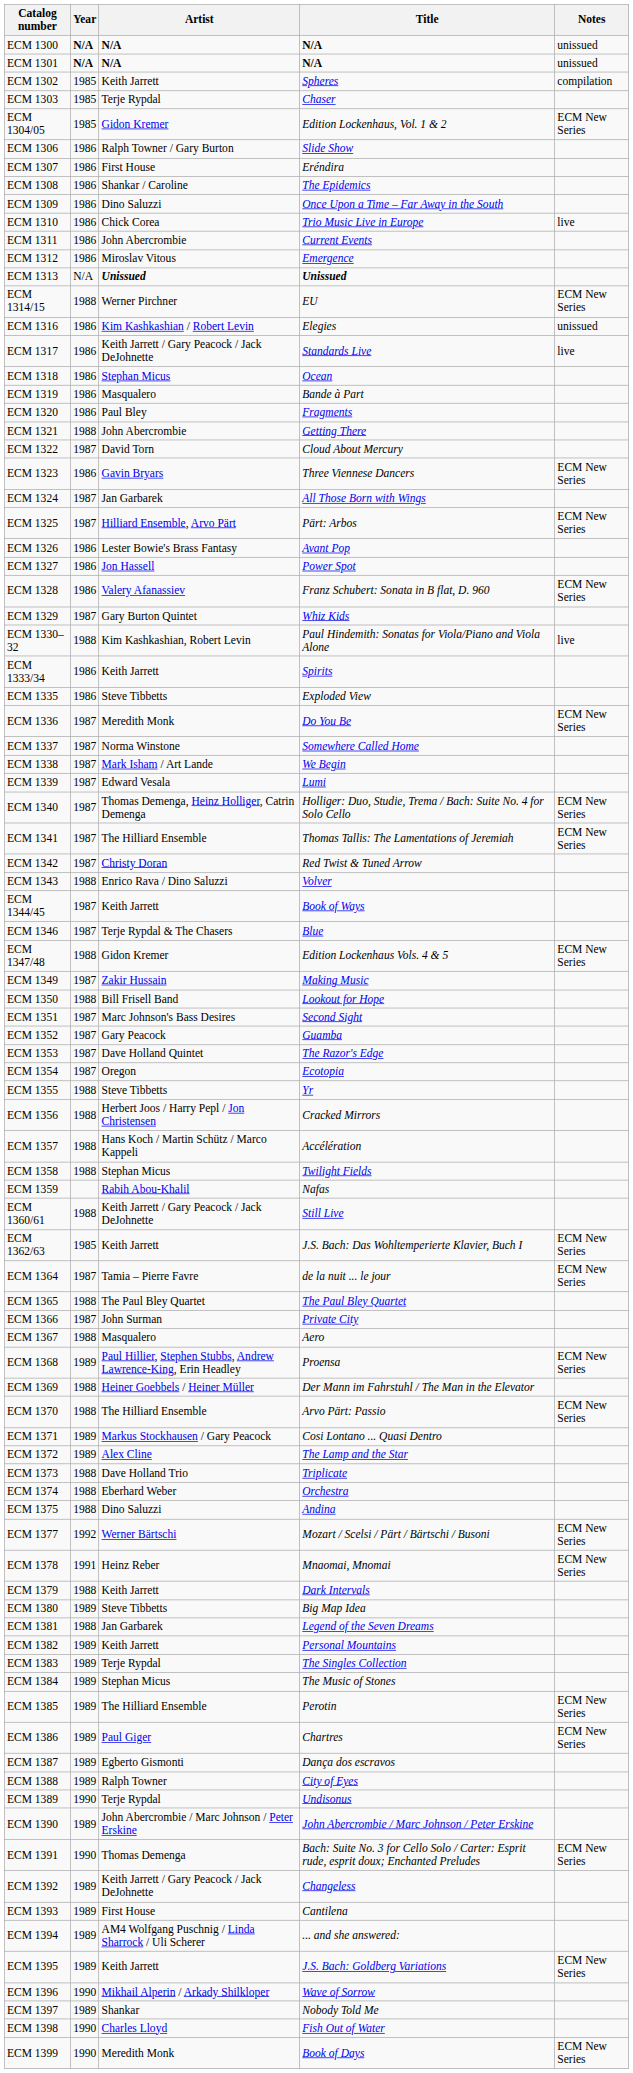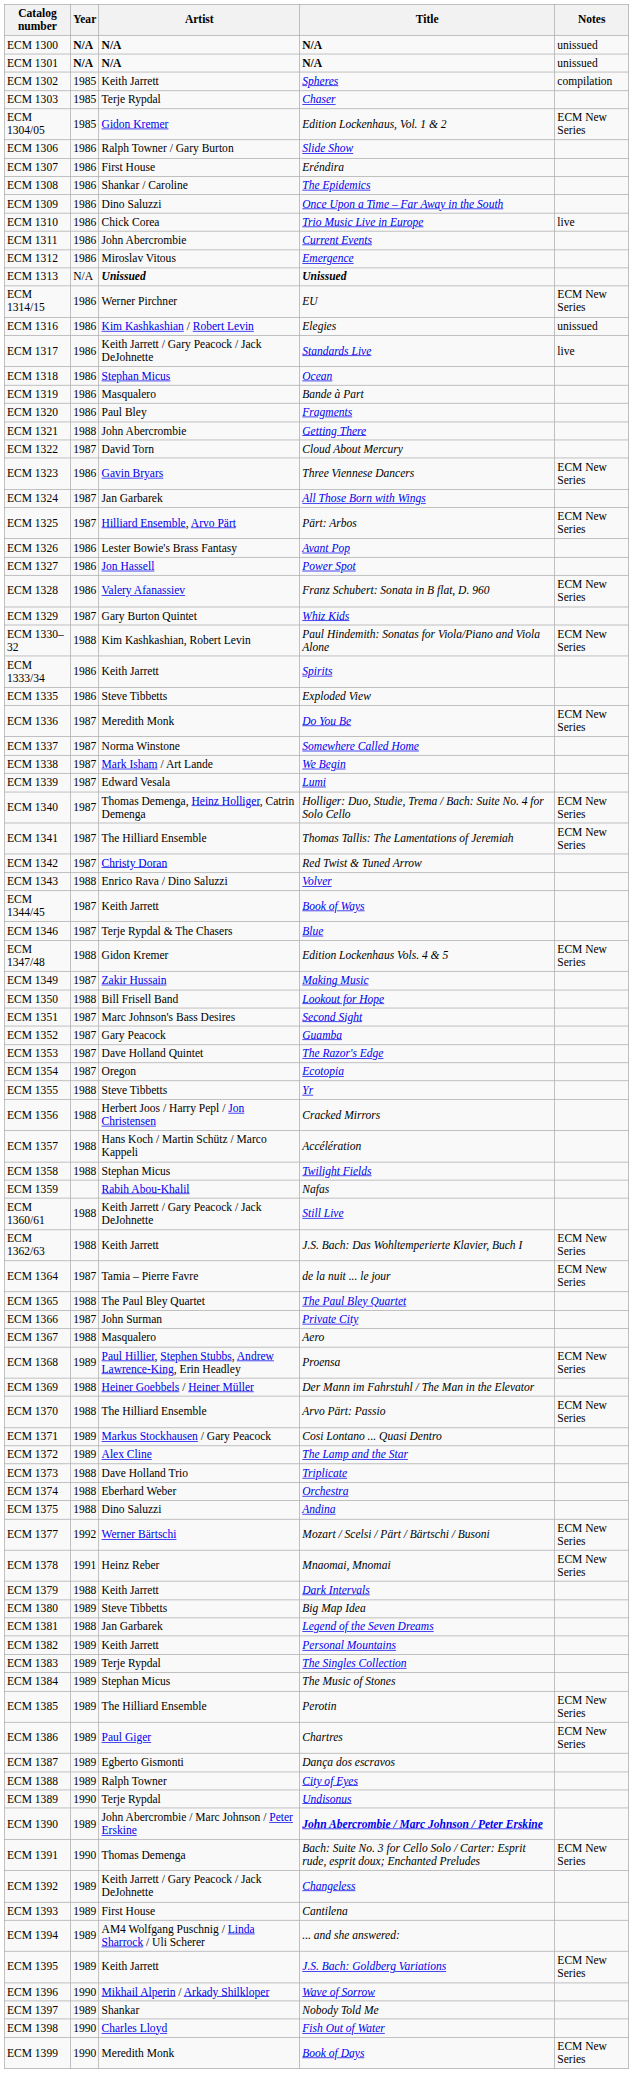(85, 301) 1988 -> (85, 301) 1986
(566, 640) live -> (582, 640) ECM New Series
(85, 1245) 1985 -> (85, 1245) 1988
(418, 1823) normal -> (423, 1823) bold
